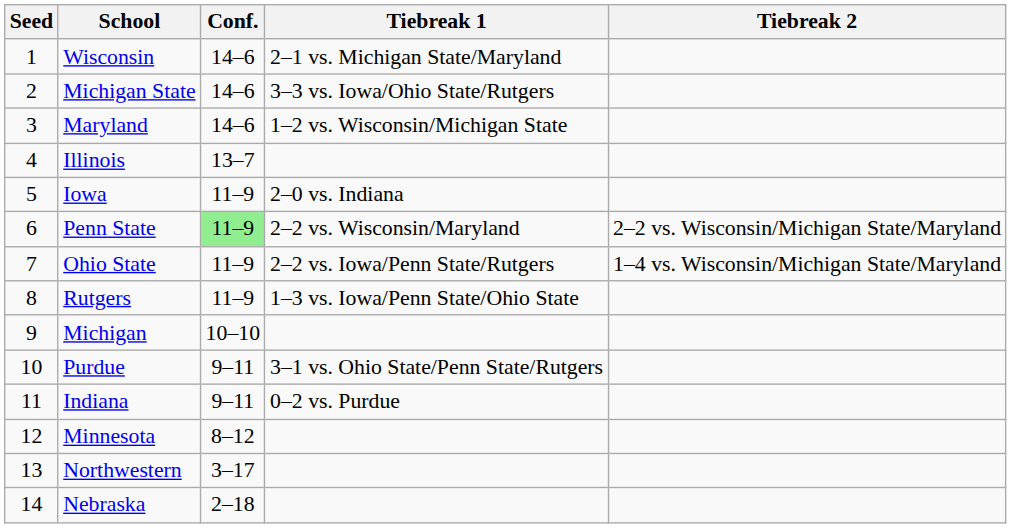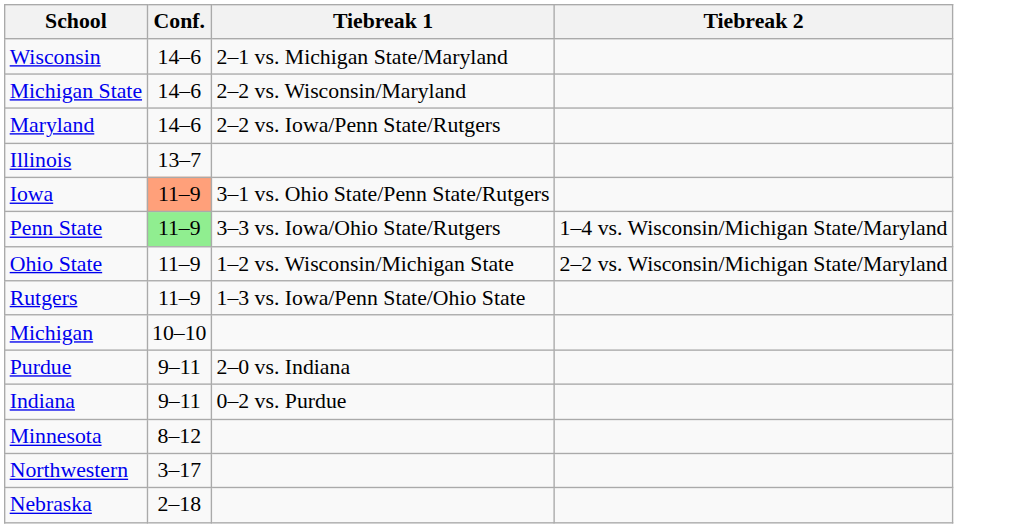- column: (31, 21)
(412, 90) 3–3 vs. Iowa/Ohio State/Rutgers -> (341, 90) 2–2 vs. Wisconsin/Maryland
(419, 125) 1–2 vs. Wisconsin/Michigan State -> (359, 125) 2–2 vs. Iowa/Penn State/Rutgers
(233, 194) no background -> (179, 194) lightsalmon background
(337, 194) 2–0 vs. Indiana -> (383, 194) 3–1 vs. Ohio State/Penn State/Rutgers
(395, 228) 2–2 vs. Wisconsin/Maryland -> (359, 228) 3–3 vs. Iowa/Ohio State/Rutgers
(807, 228) 2–2 vs. Wisconsin/Michigan State/Maryland -> (754, 228) 1–4 vs. Wisconsin/Michigan State/Maryland
(412, 263) 2–2 vs. Iowa/Penn State/Rutgers -> (365, 263) 1–2 vs. Wisconsin/Michigan State
(807, 263) 1–4 vs. Wisconsin/Michigan State/Maryland -> (754, 263) 2–2 vs. Wisconsin/Michigan State/Maryland
(437, 366) 3–1 vs. Ohio State/Penn State/Rutgers -> (283, 366) 2–0 vs. Indiana
